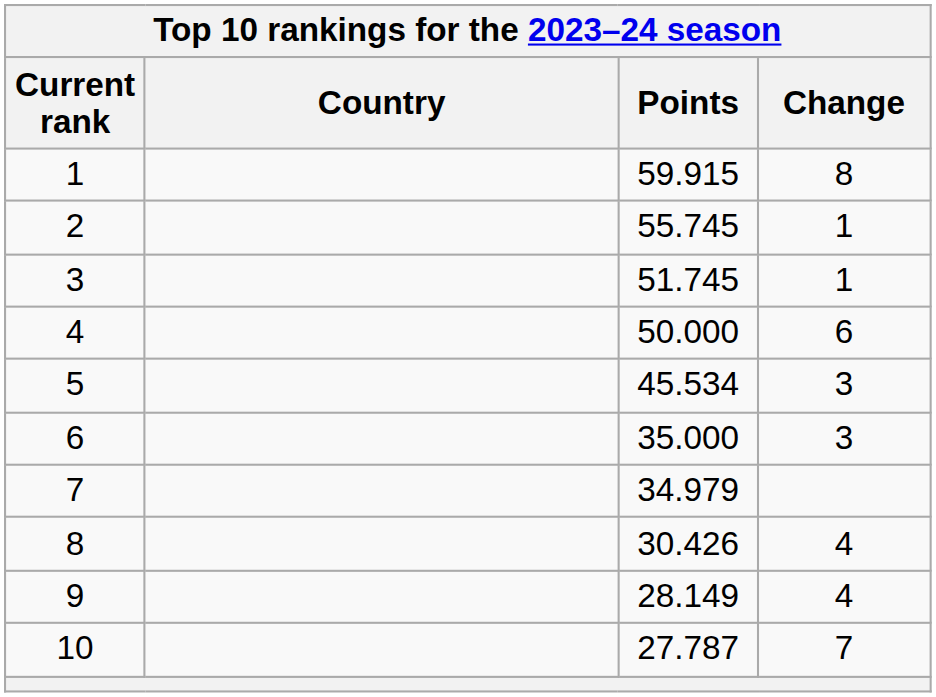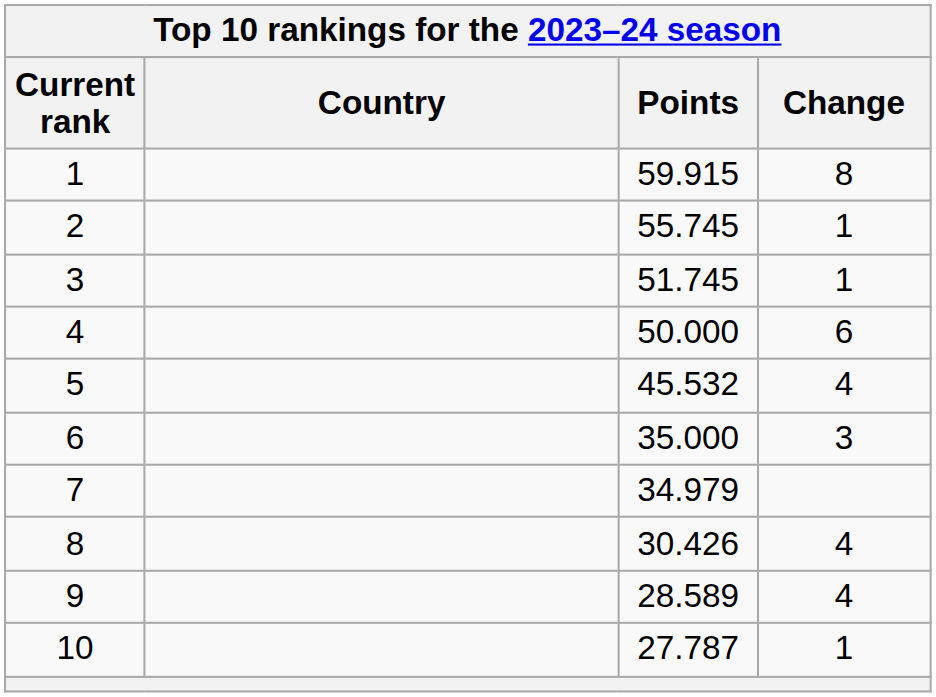(688, 385) 45.534 -> (688, 385) 45.532
(844, 385) 3 -> (844, 385) 4
(688, 596) 28.149 -> (688, 596) 28.589
(844, 648) 7 -> (844, 648) 1
